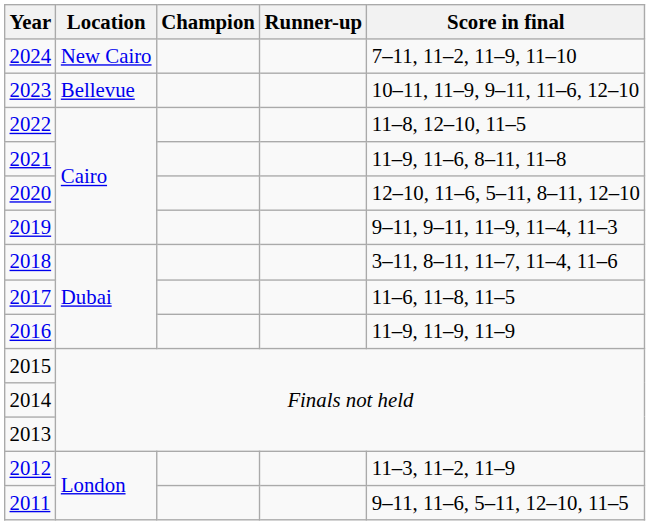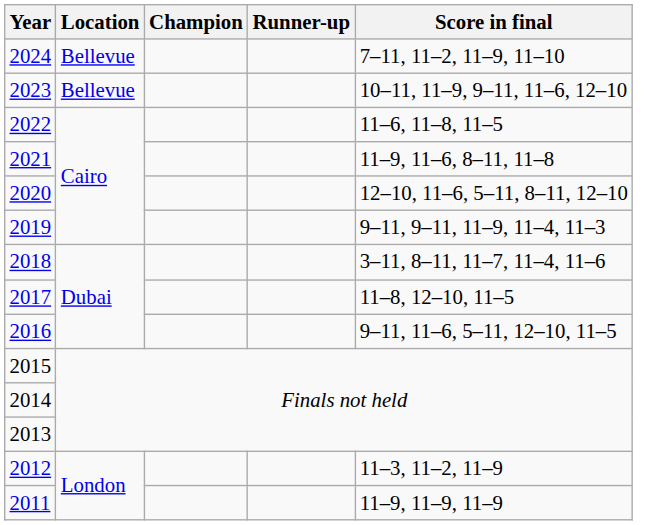(106, 56) New Cairo -> (98, 56) Bellevue
(449, 124) 11–8, 12–10, 11–5 -> (431, 124) 11–6, 11–8, 11–5
(443, 296) 11–6, 11–8, 11–5 -> (437, 296) 11–8, 12–10, 11–5
(443, 330) 11–9, 11–9, 11–9 -> (488, 330) 9–11, 11–6, 5–11, 12–10, 11–5
(500, 502) 9–11, 11–6, 5–11, 12–10, 11–5 -> (431, 502) 11–9, 11–9, 11–9
